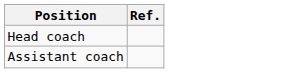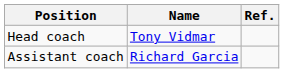+ column: (184, 15)
